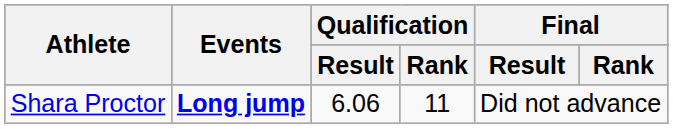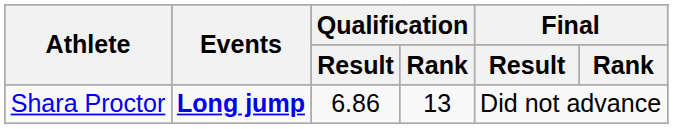(356, 104) 6.06 -> (356, 104) 6.86
(437, 104) 11 -> (437, 104) 13
